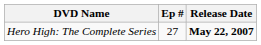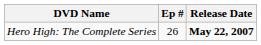(173, 31) 27 -> (173, 31) 26
